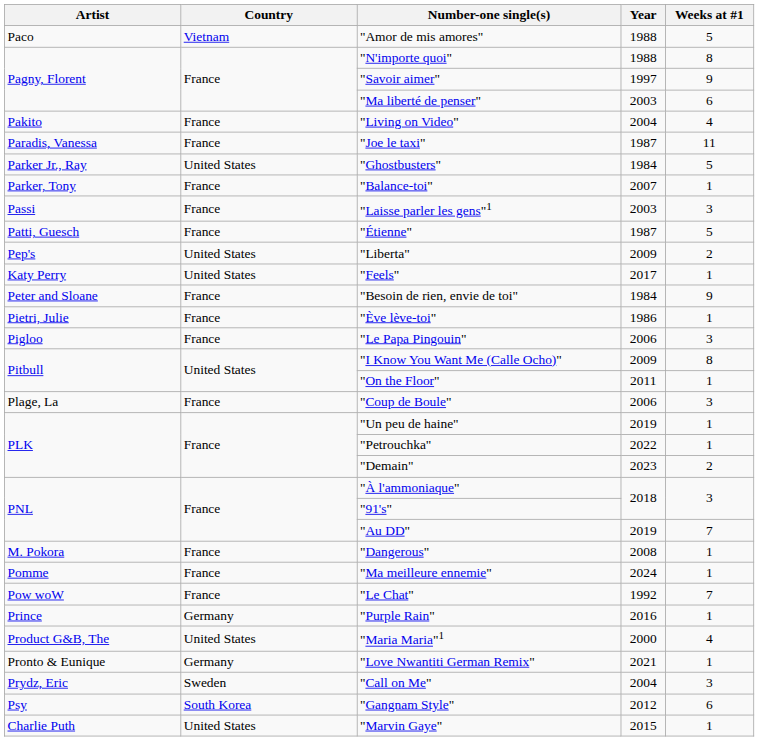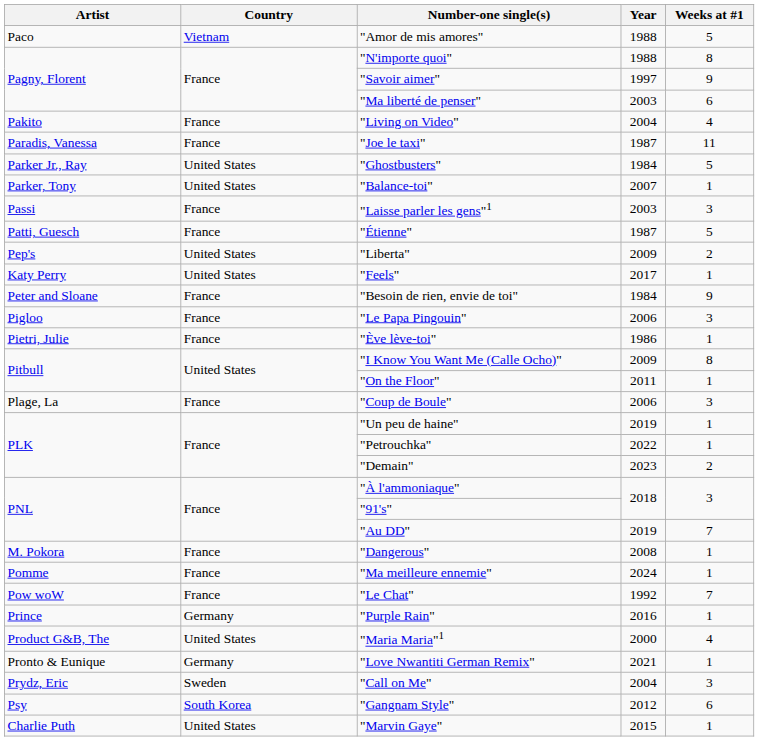(202, 185) France -> (220, 185) United States
rows swapped: (398, 317) <-> (413, 338)
